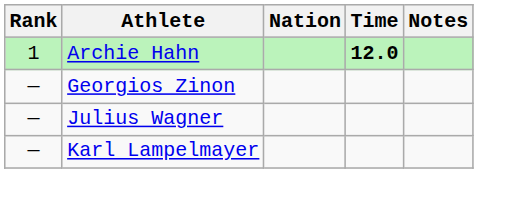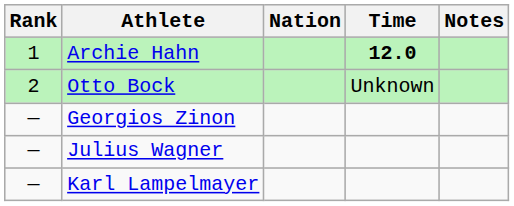+ row: (121, 86)
